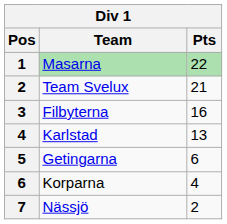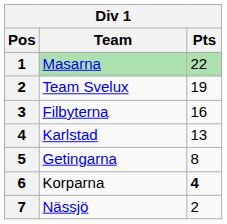(199, 87) 21 -> (199, 87) 19
(195, 159) 6 -> (195, 159) 8
(195, 183) normal -> (195, 183) bold
